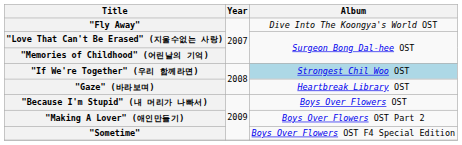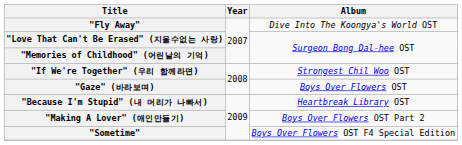(353, 71) lightblue background -> (353, 71) no background
(353, 87) Heartbreak Library OST -> (353, 87) Boys Over Flowers OST
(353, 103) Boys Over Flowers OST -> (353, 103) Heartbreak Library OST
